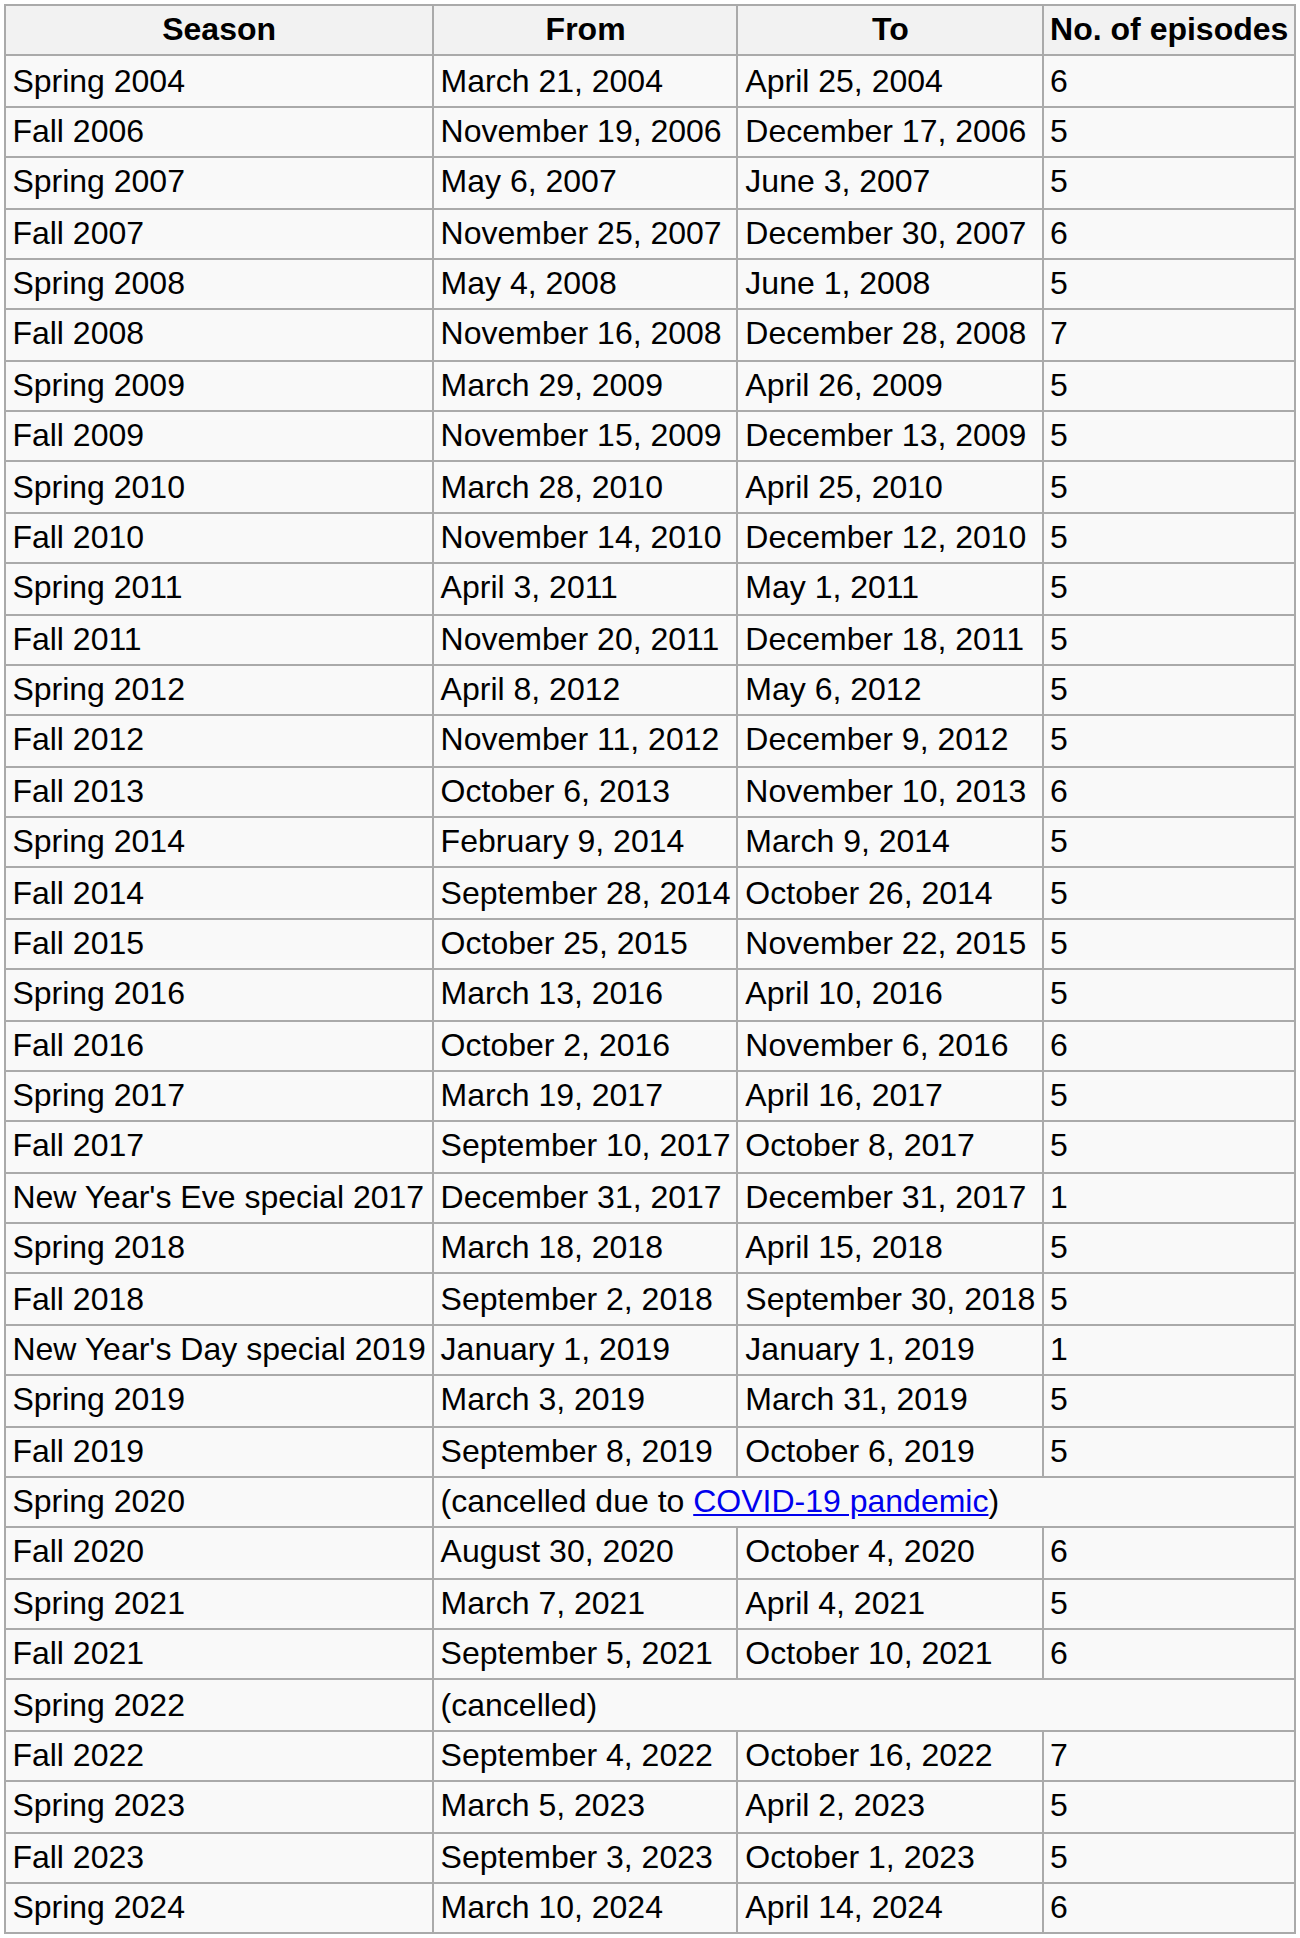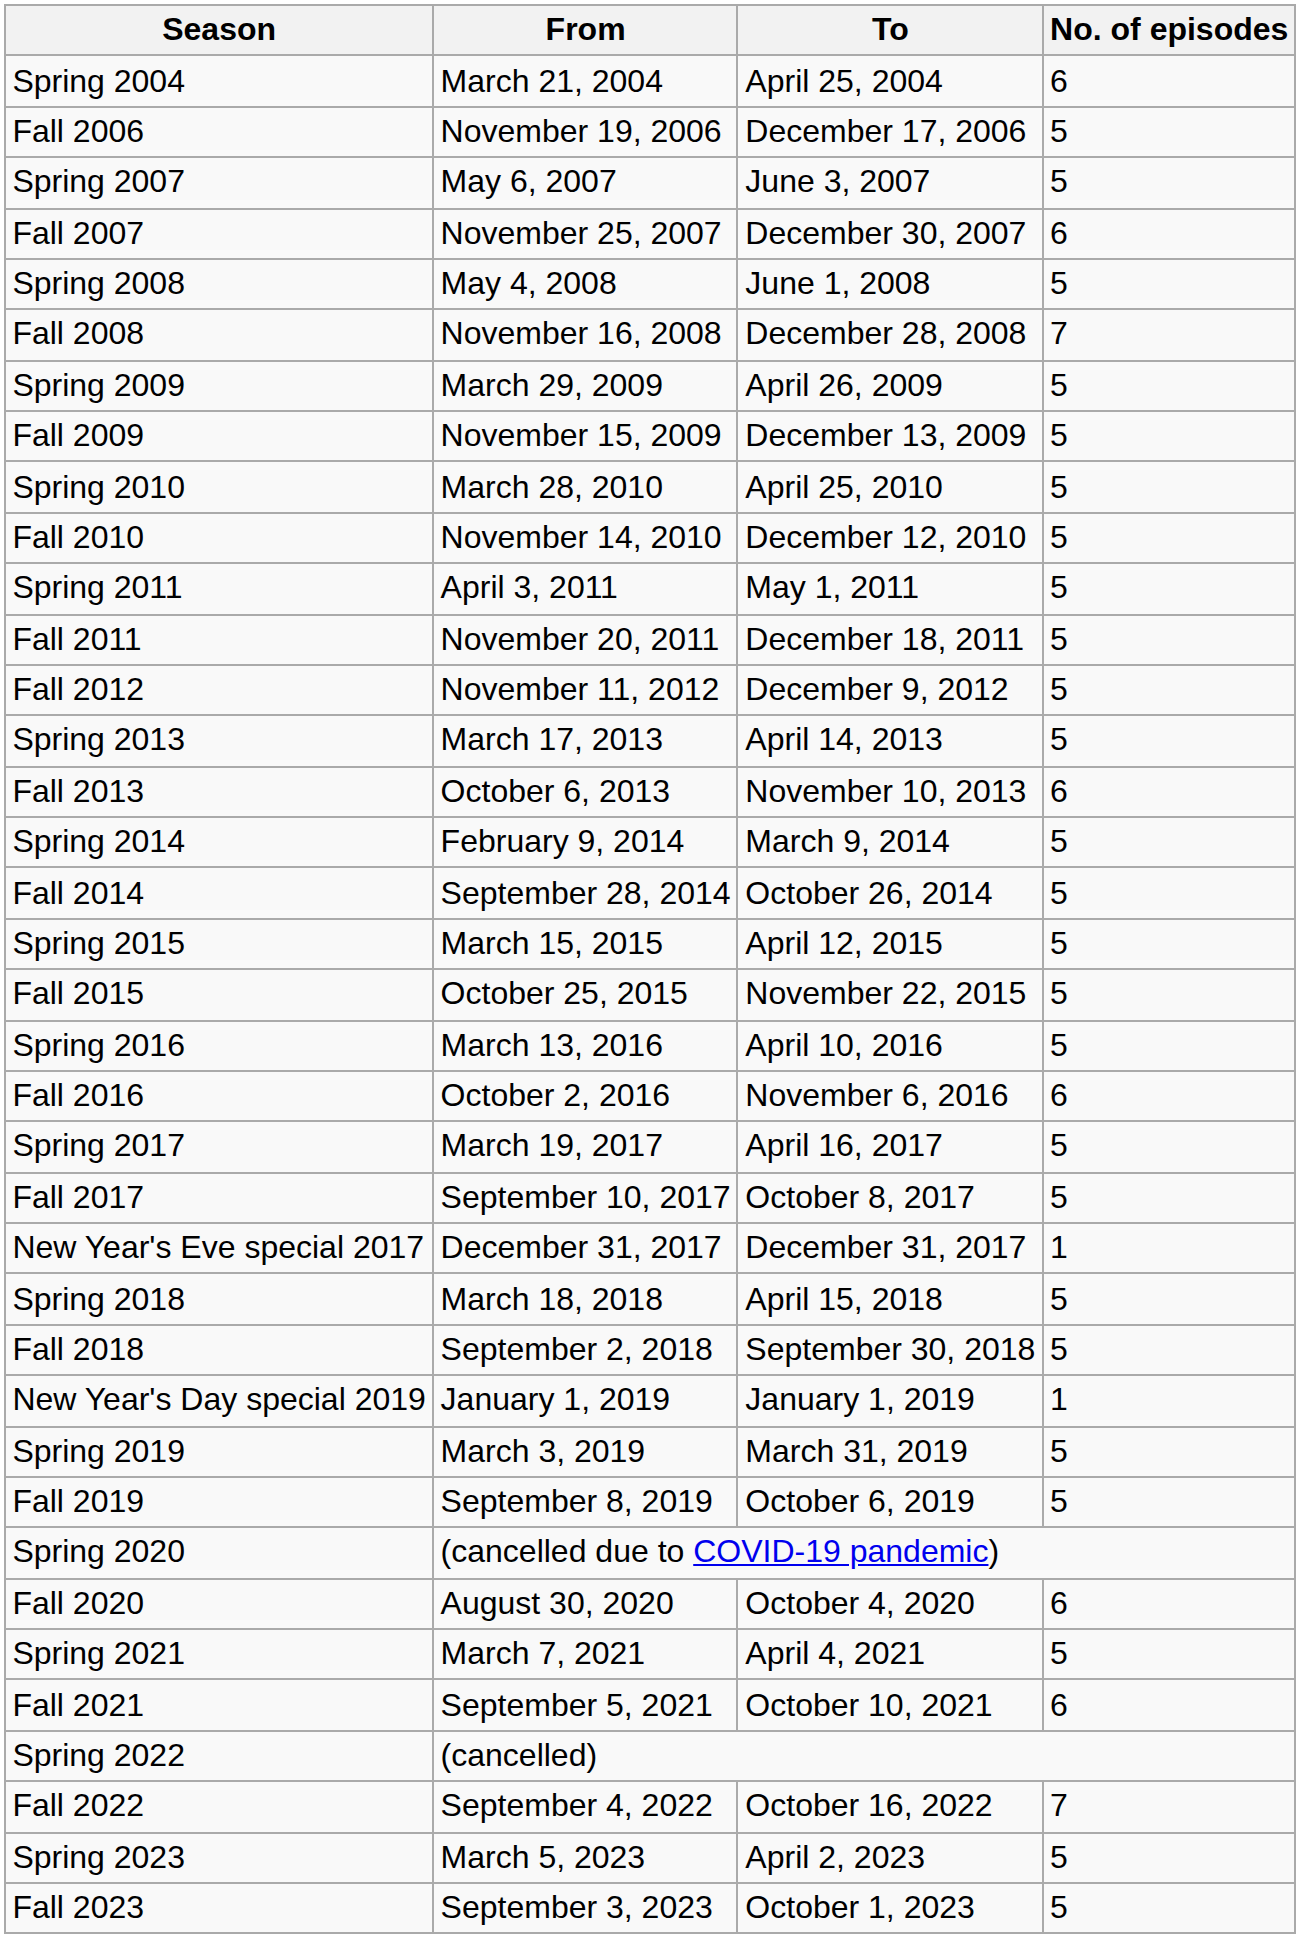- row: (99, 689)
+ row: (99, 740)
+ row: (99, 943)
- row: (99, 1907)
